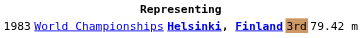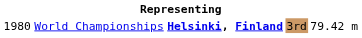(17, 26) 1983 -> (17, 26) 1980
